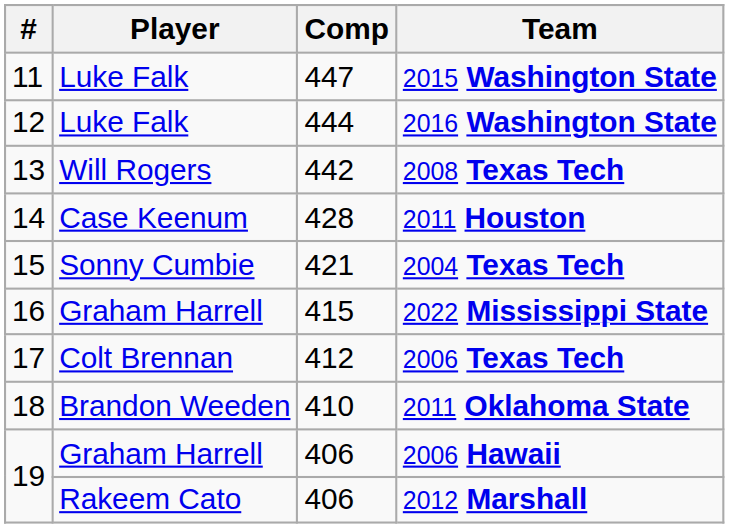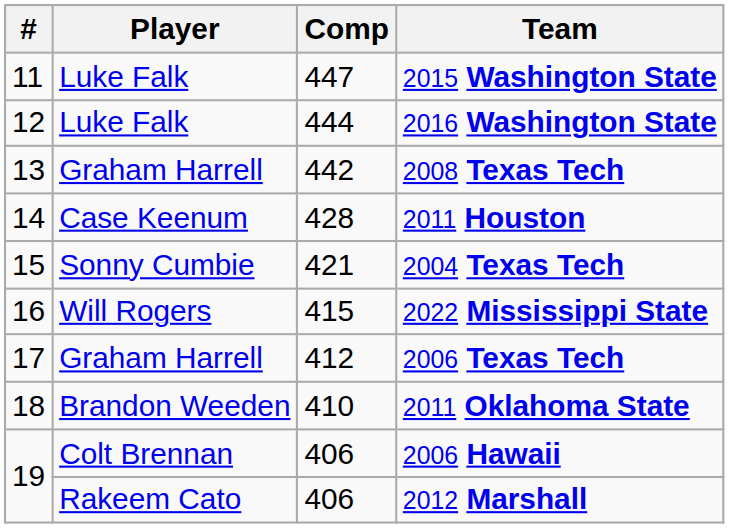(135, 170) Will Rogers -> (161, 170) Graham Harrell
(161, 312) Graham Harrell -> (135, 312) Will Rogers
(146, 359) Colt Brennan -> (161, 359) Graham Harrell
(161, 453) Graham Harrell -> (146, 453) Colt Brennan
